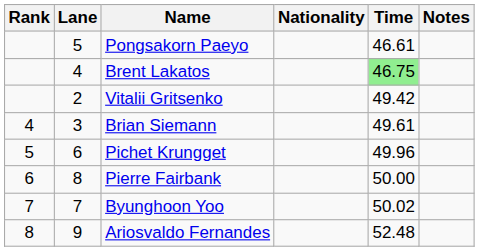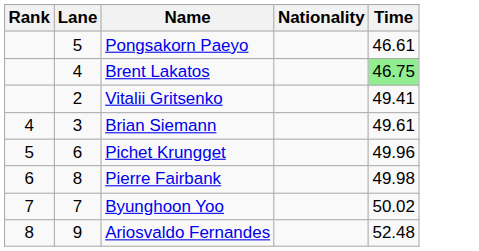- column: (446, 17)
(394, 98) 49.42 -> (394, 98) 49.41
(394, 179) 50.00 -> (394, 179) 49.98
